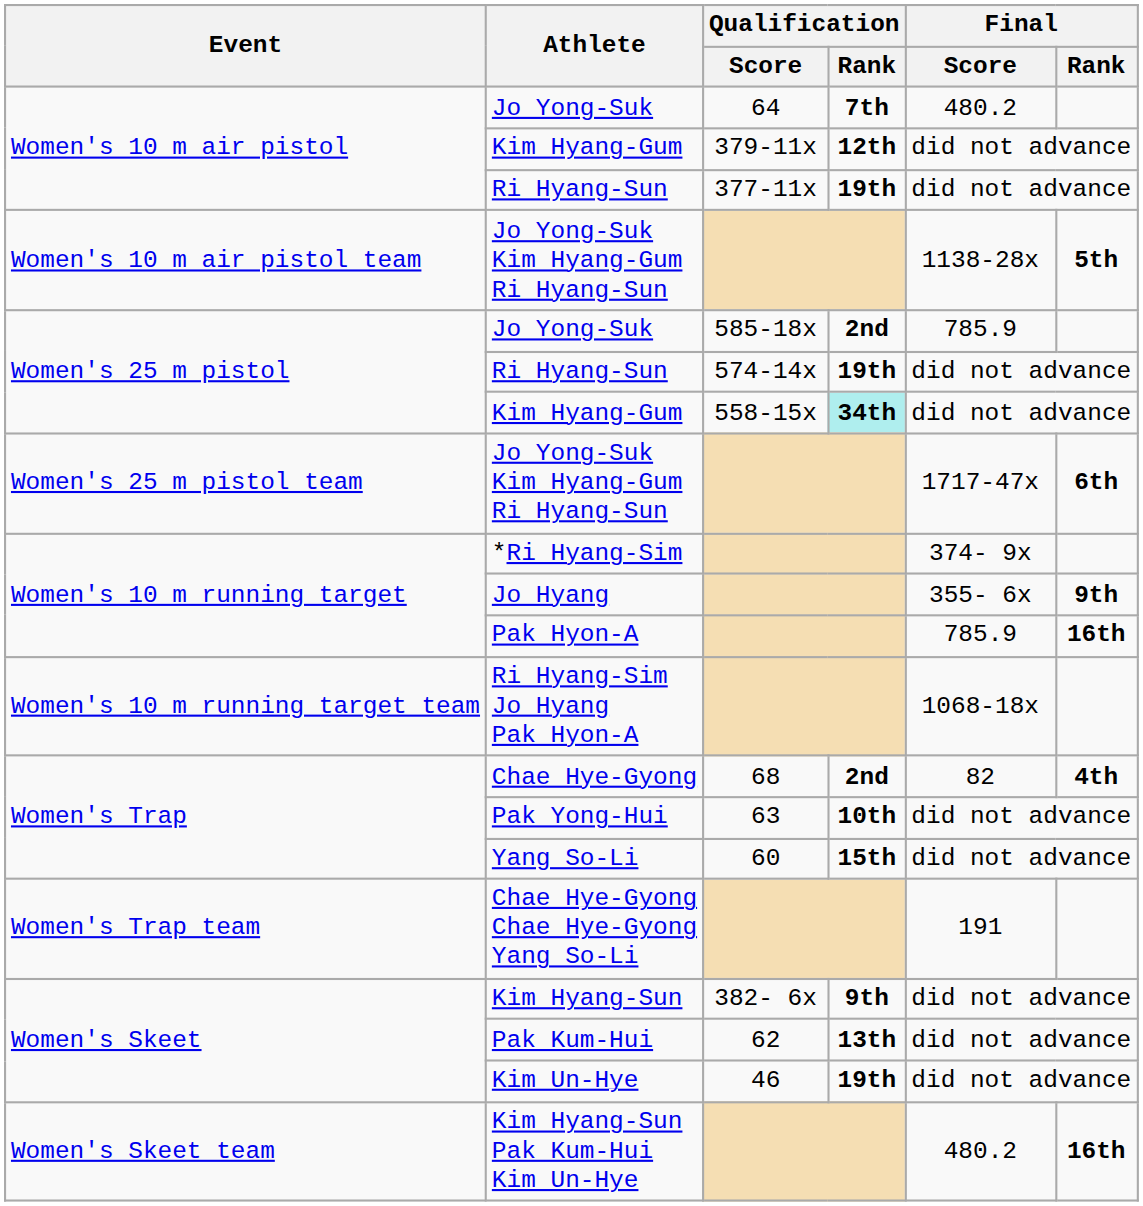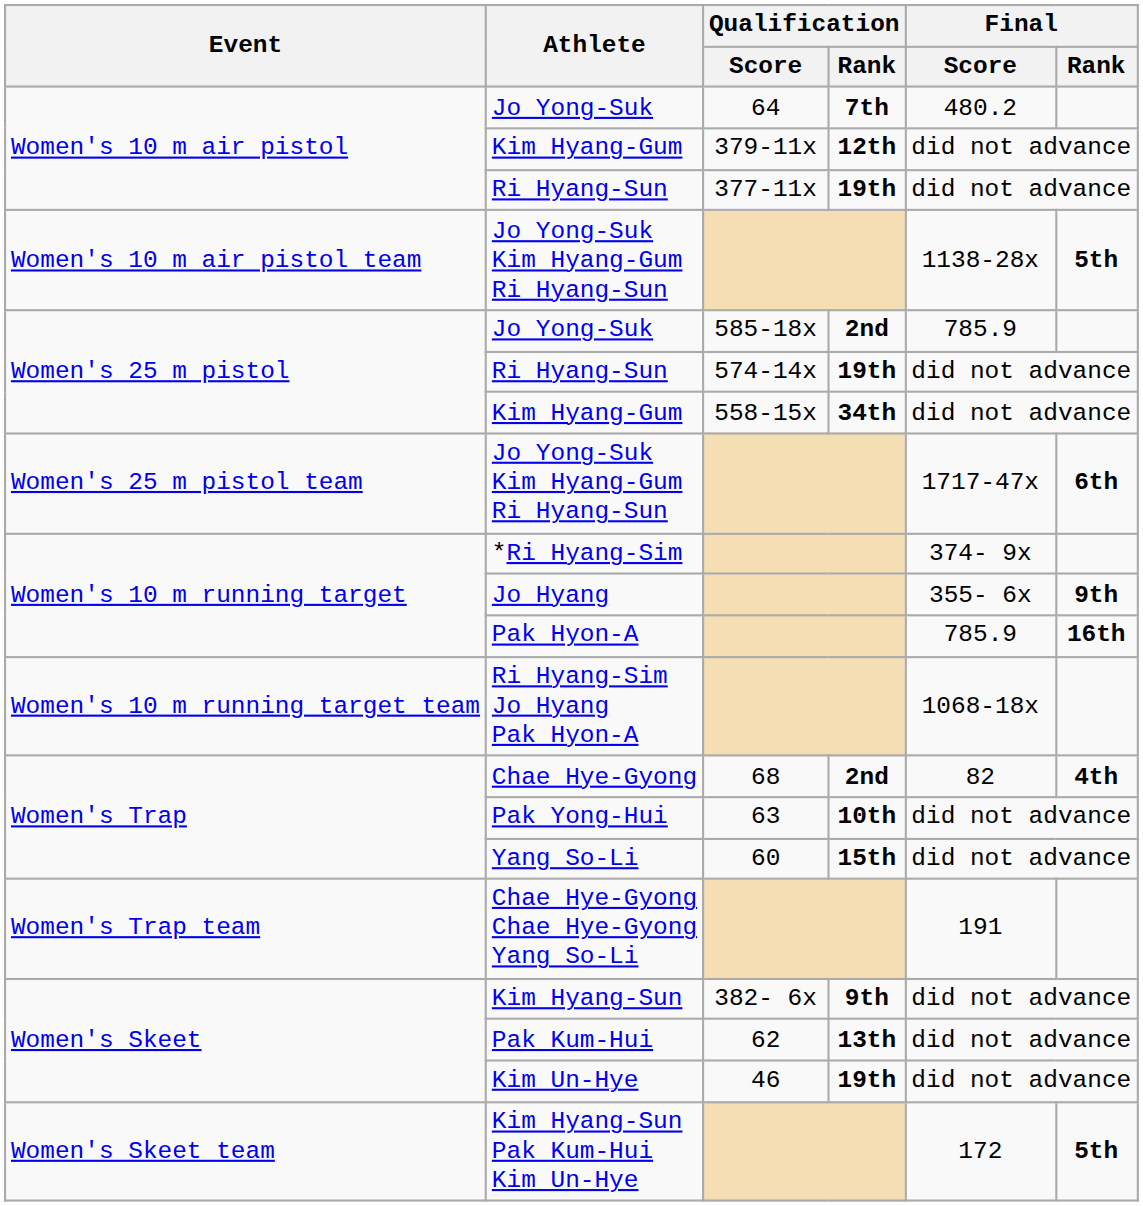(867, 412) paleturquoise background -> (867, 412) no background
(980, 1151) 480.2 -> (980, 1151) 172
(1096, 1151) 16th -> (1096, 1151) 5th
